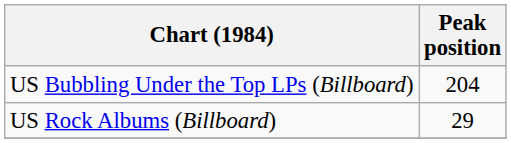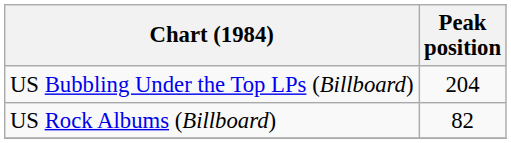(463, 120) 29 -> (463, 120) 82
